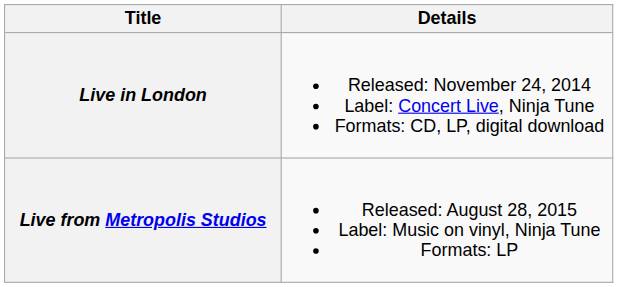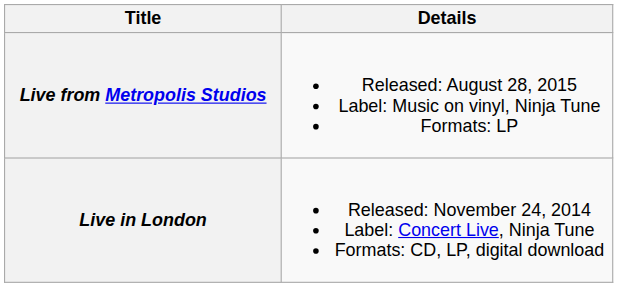rows swapped: (143, 95) <-> (143, 220)
